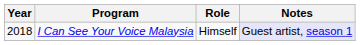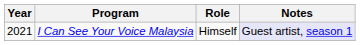(20, 31) 2018 -> (20, 31) 2021
